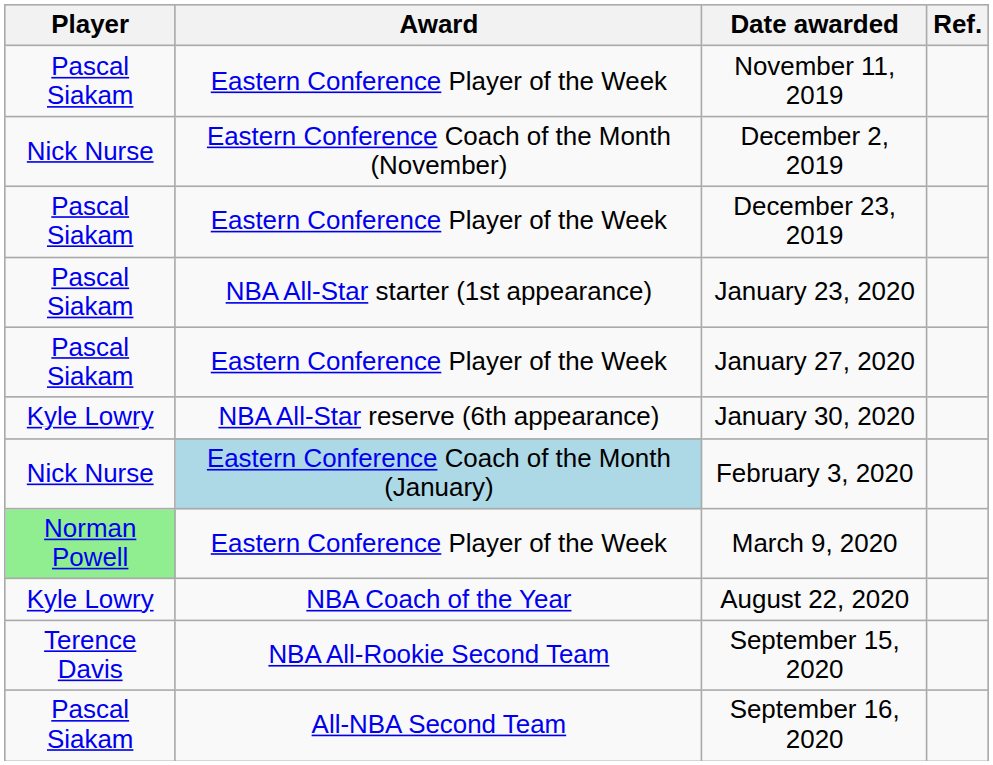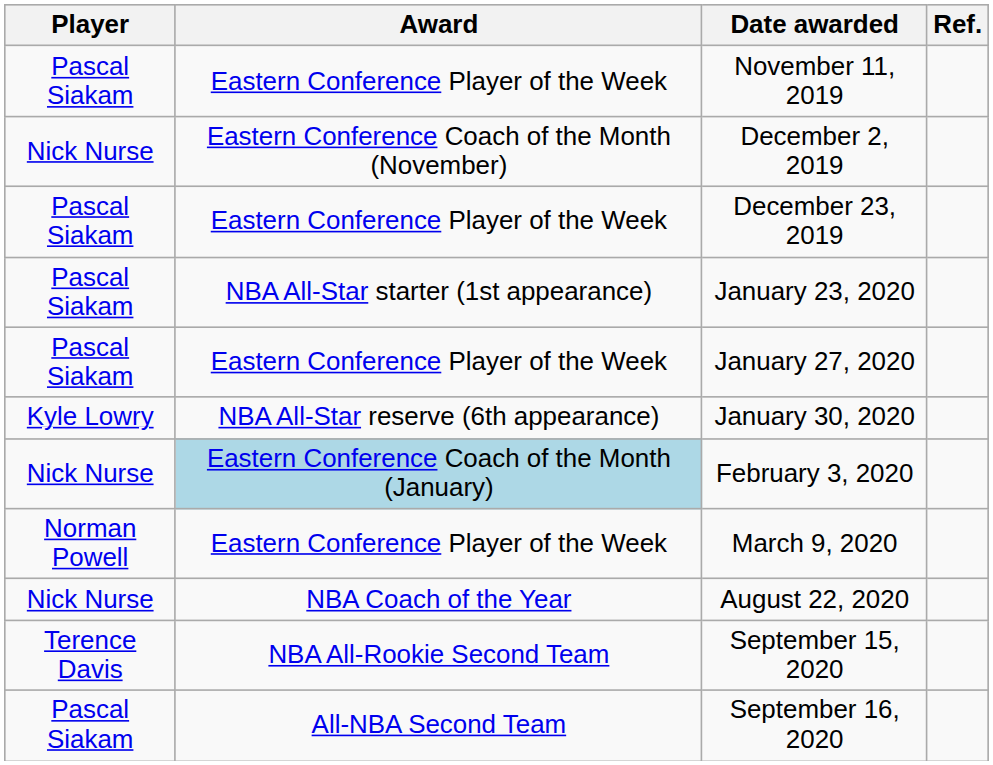(90, 543) lightgreen background -> (90, 543) no background
(90, 599) Kyle Lowry -> (90, 599) Nick Nurse
